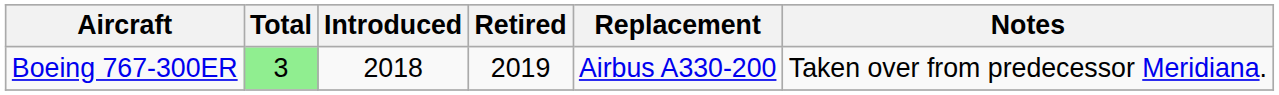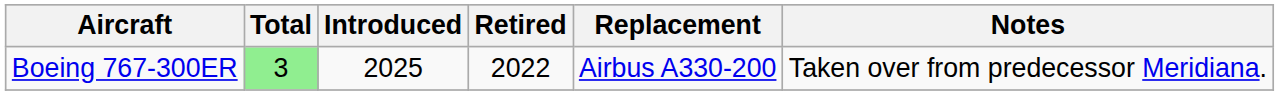(393, 68) 2018 -> (393, 68) 2025
(521, 68) 2019 -> (521, 68) 2022
